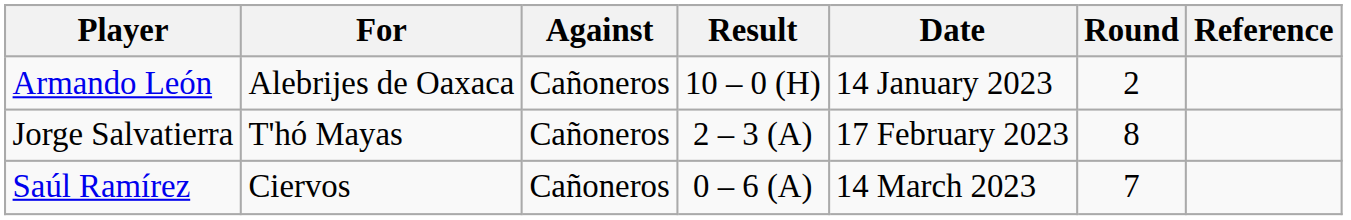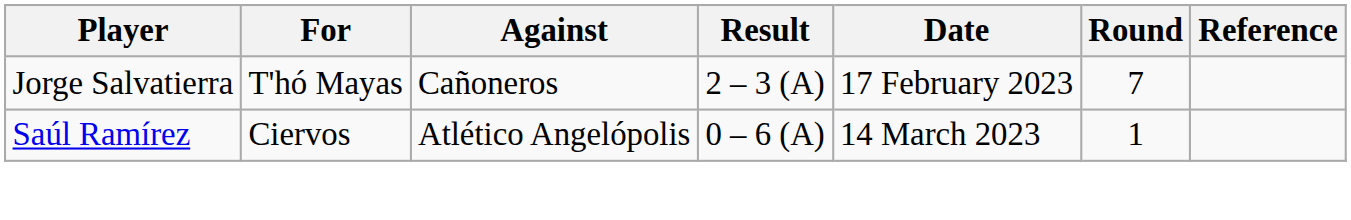- row: (112, 82)
(1131, 134) 8 -> (1136, 82) 7
(600, 186) Cañoneros -> (554, 134) Atlético Angelópolis
(1131, 186) 7 -> (1136, 134) 1
